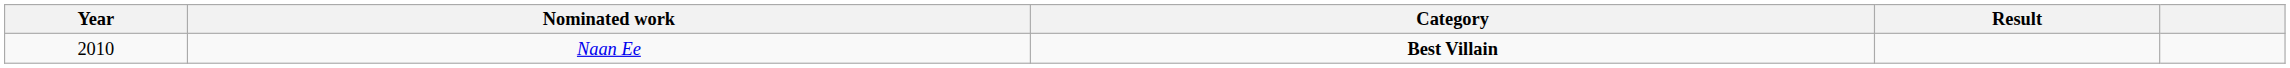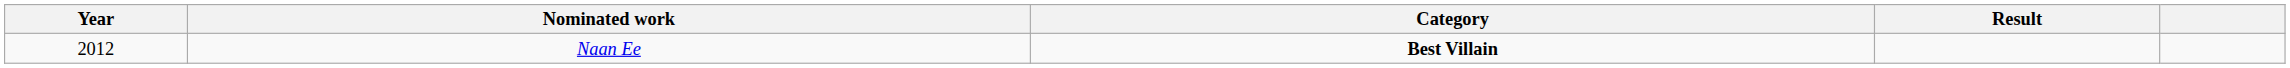(96, 48) 2010 -> (96, 48) 2012
